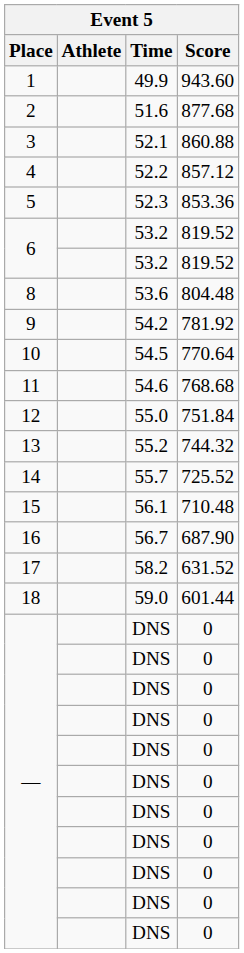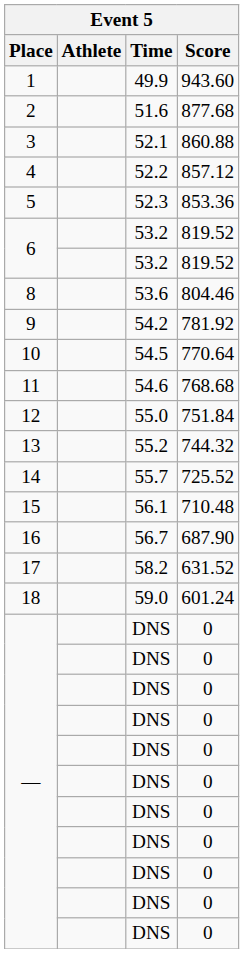(208, 293) 804.48 -> (208, 293) 804.46
(208, 598) 601.44 -> (208, 598) 601.24
